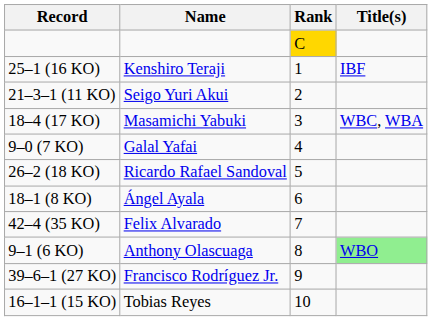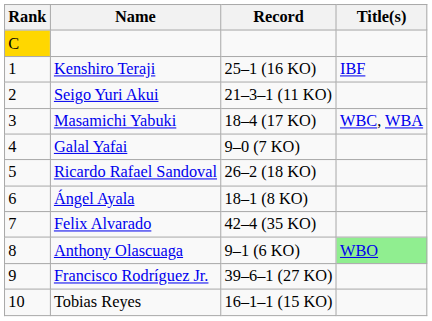columns swapped: (313, 17) <-> (62, 17)
